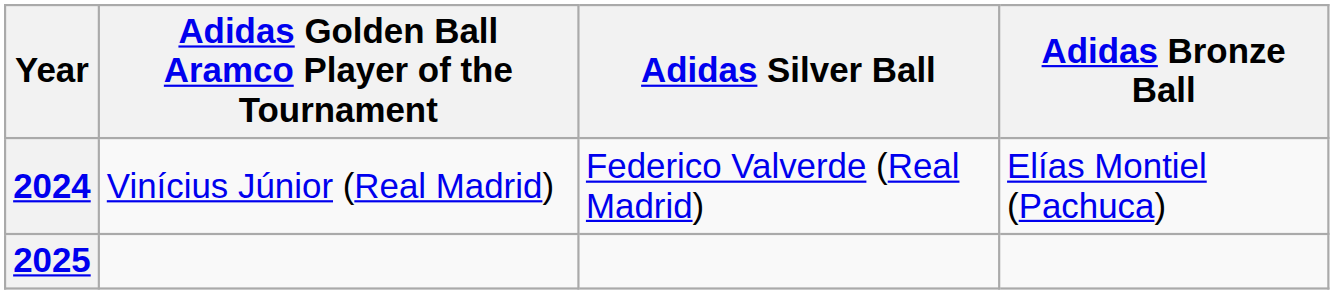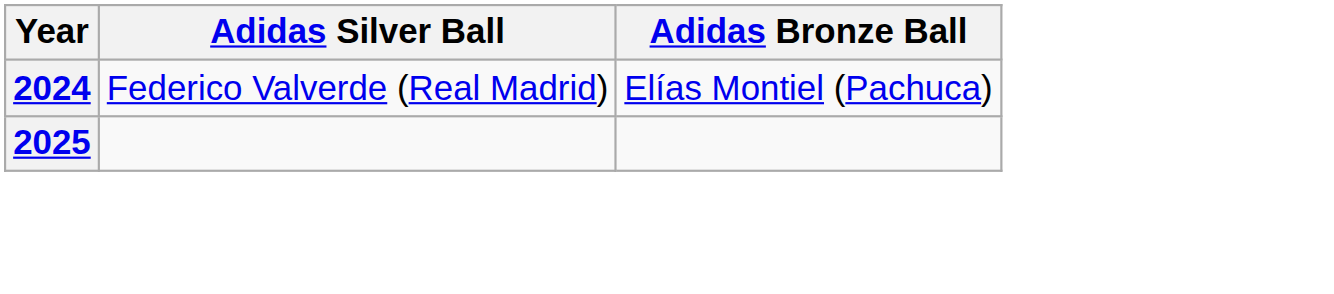- column: (338, 71)
